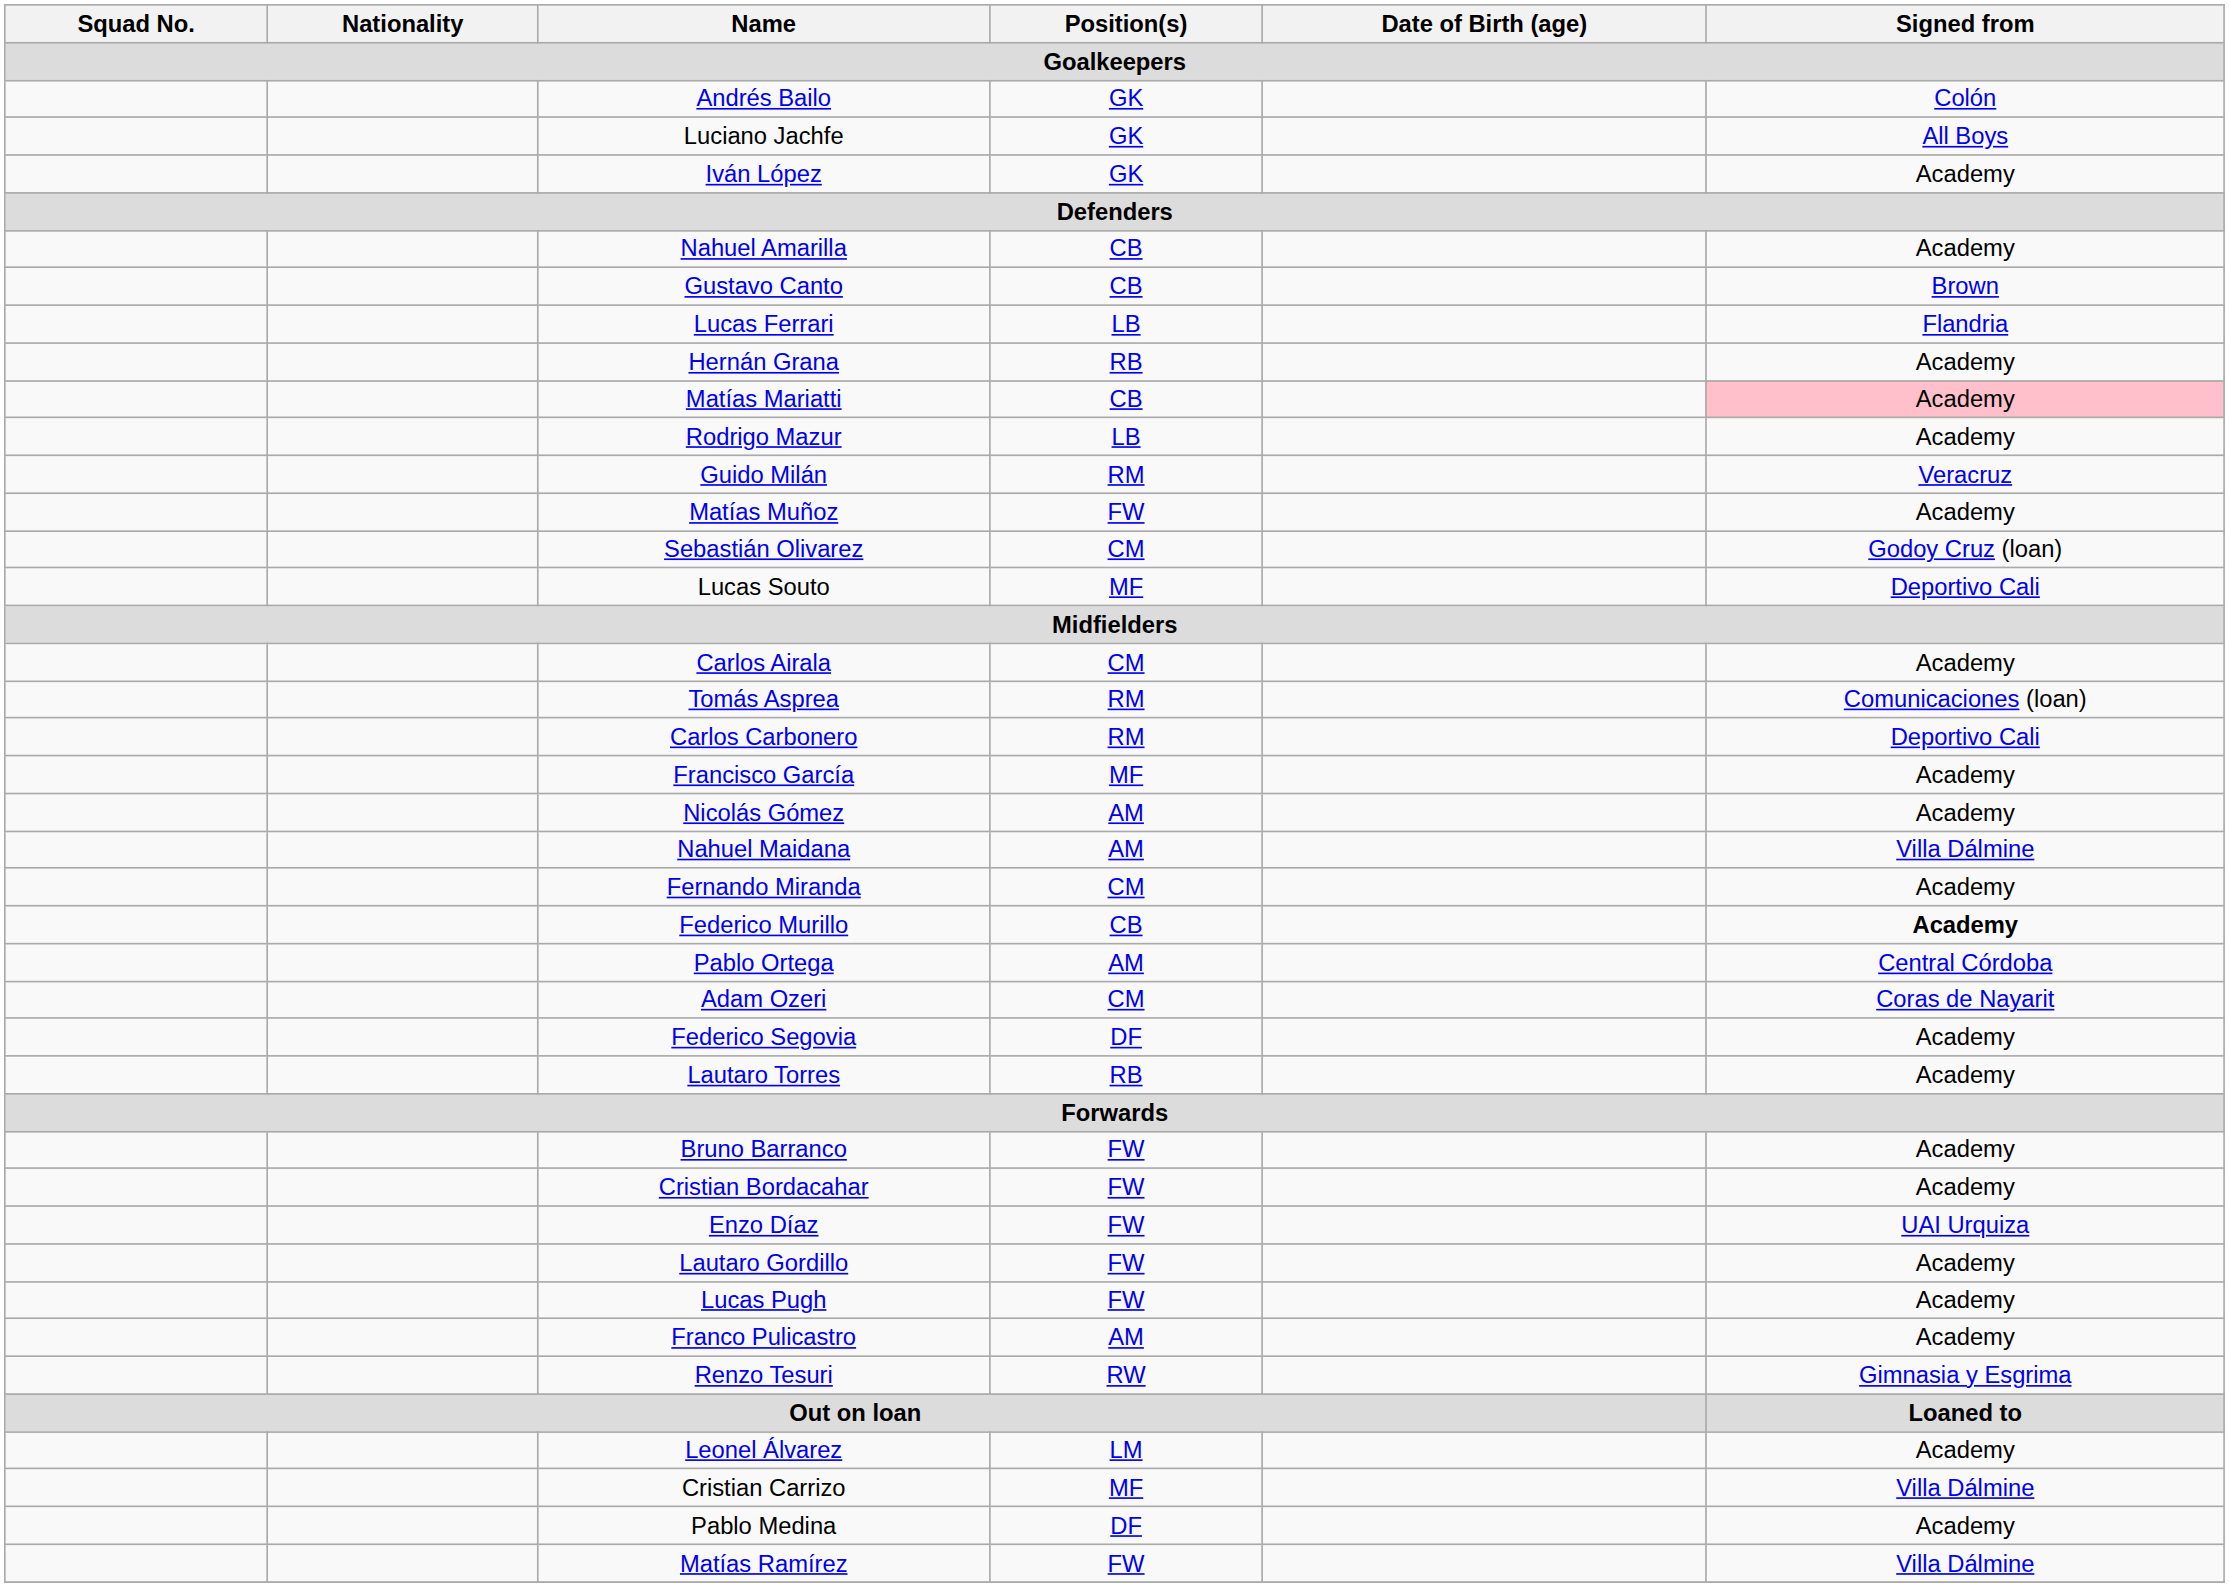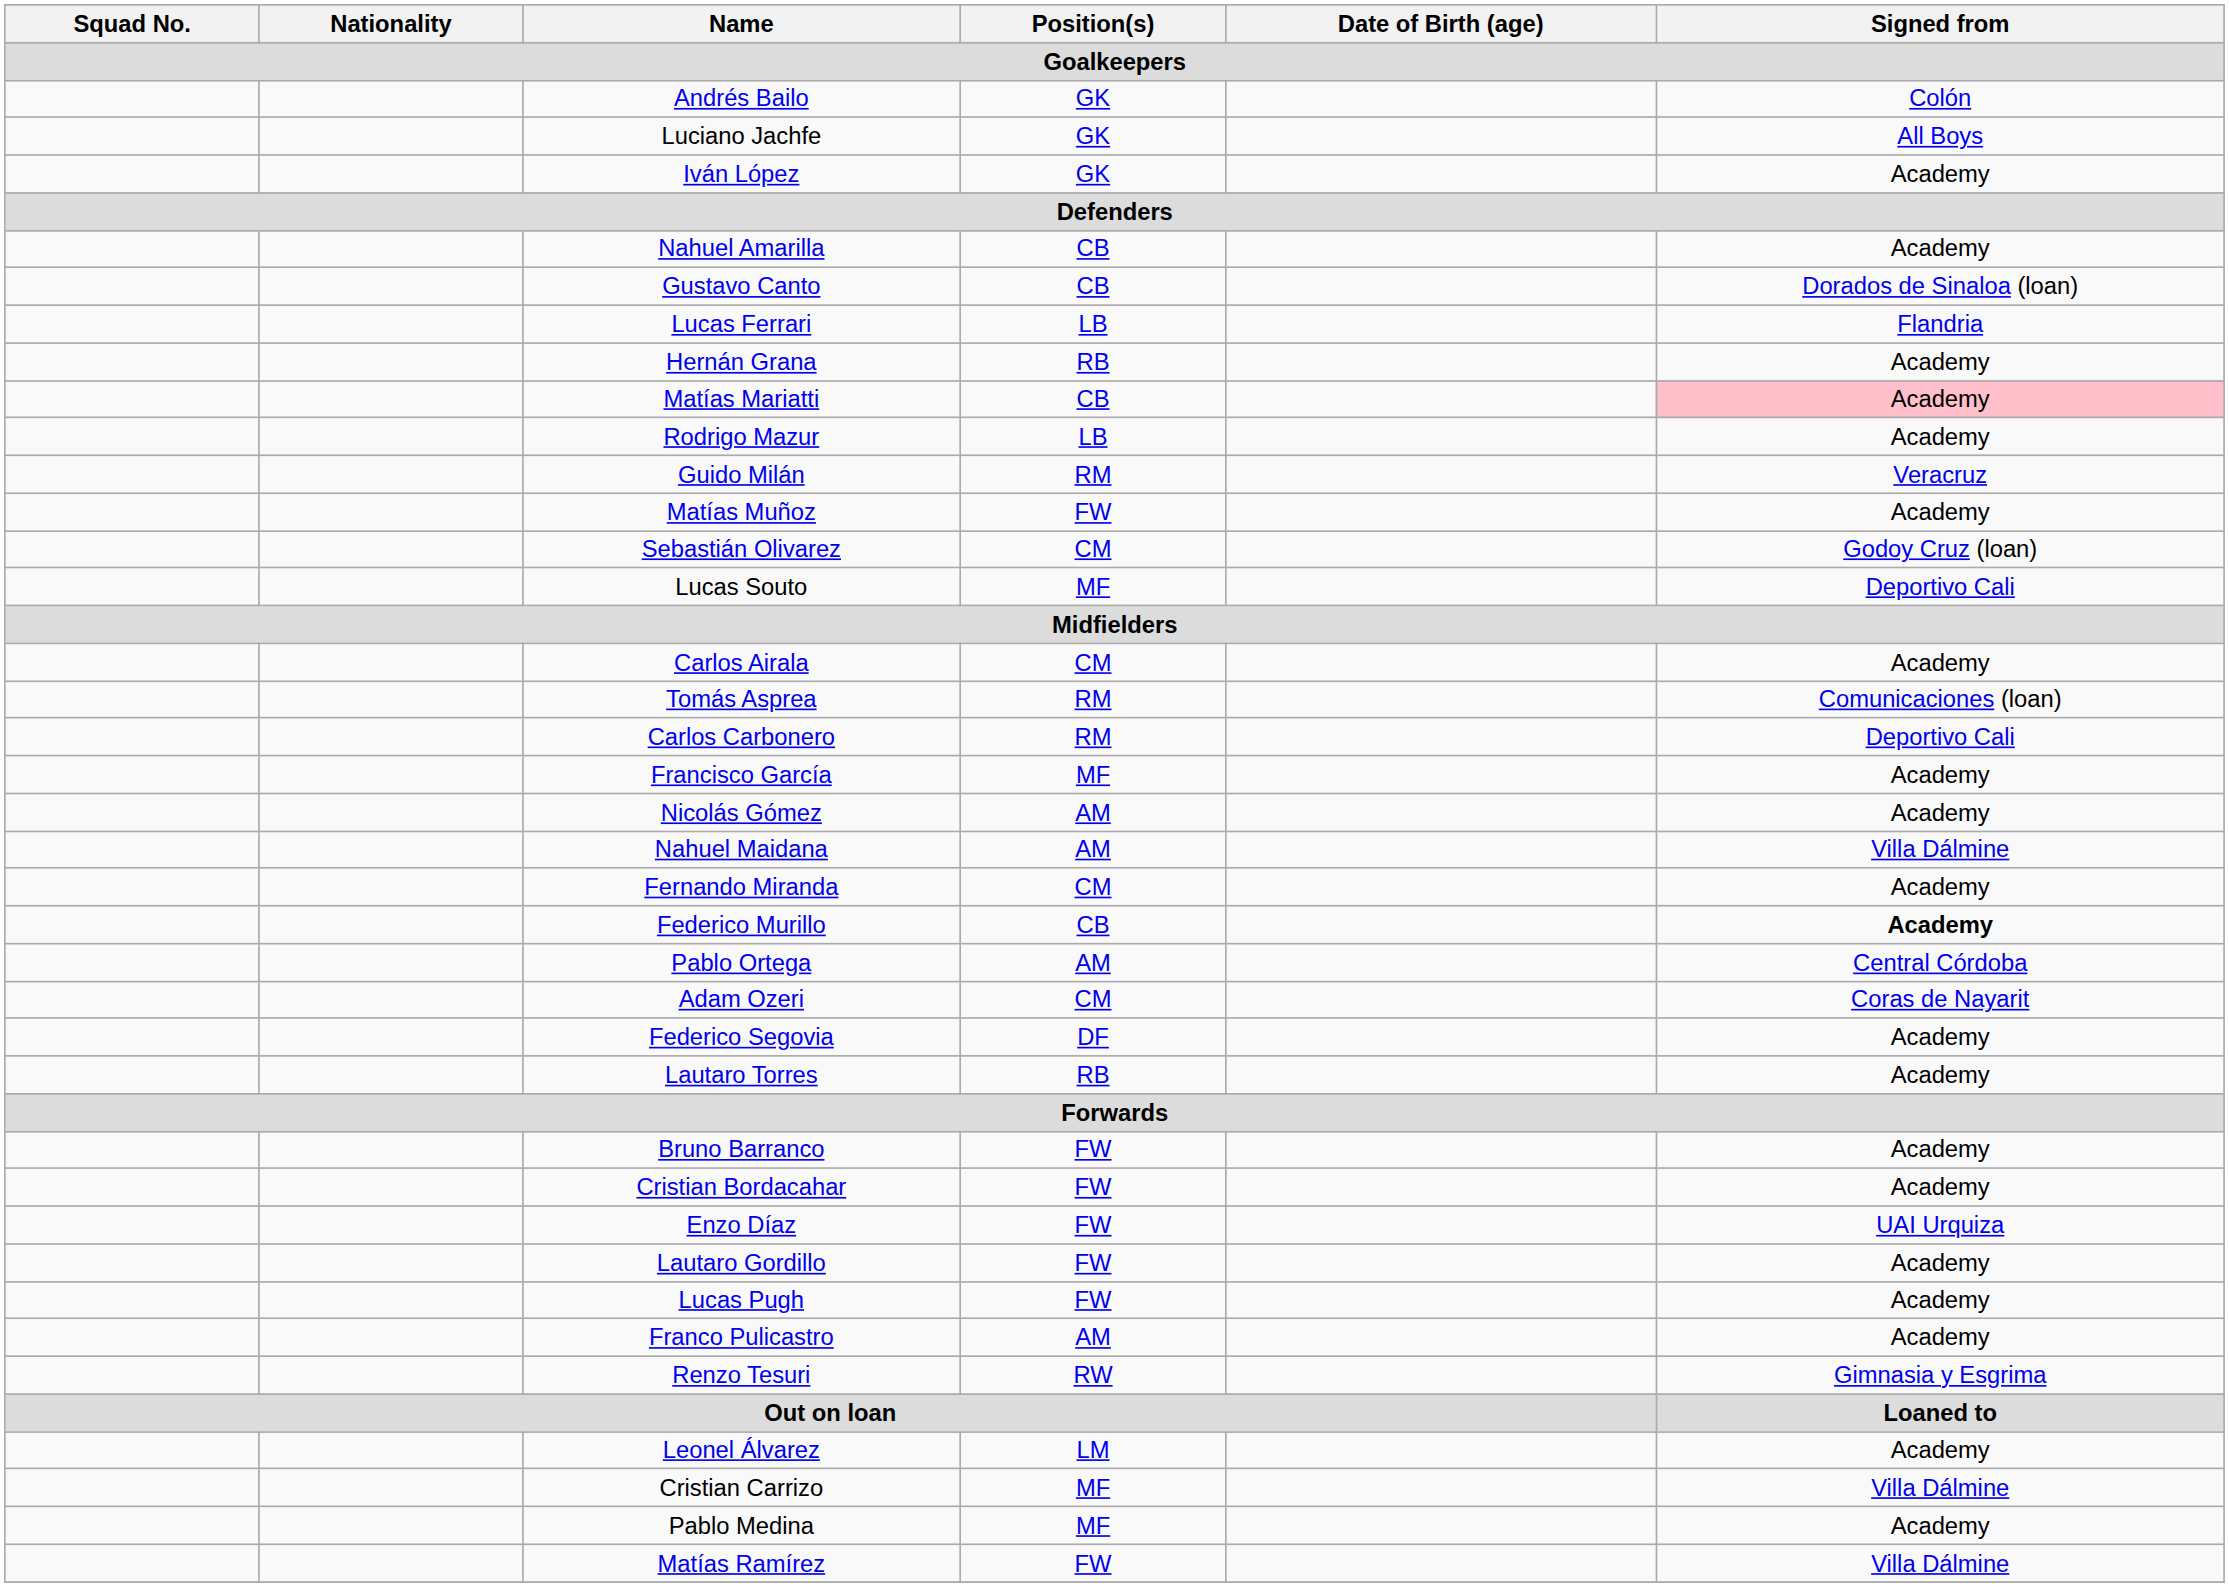(1965, 287) Brown -> (1940, 287) Dorados de Sinaloa (loan)
(1126, 1525) DF -> (1093, 1525) MF
